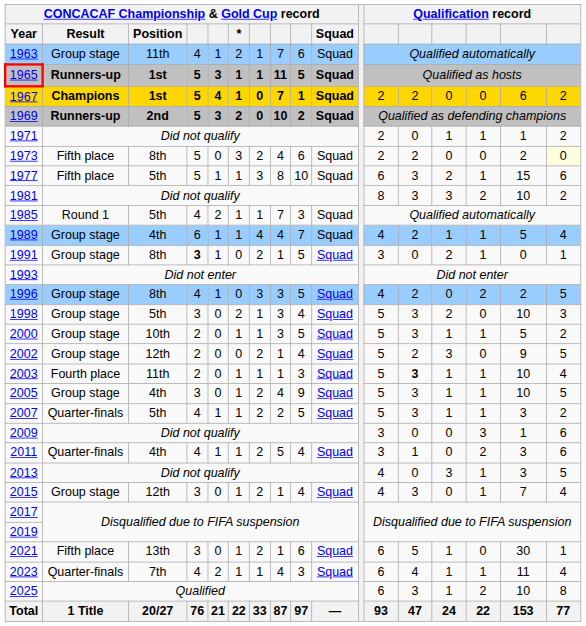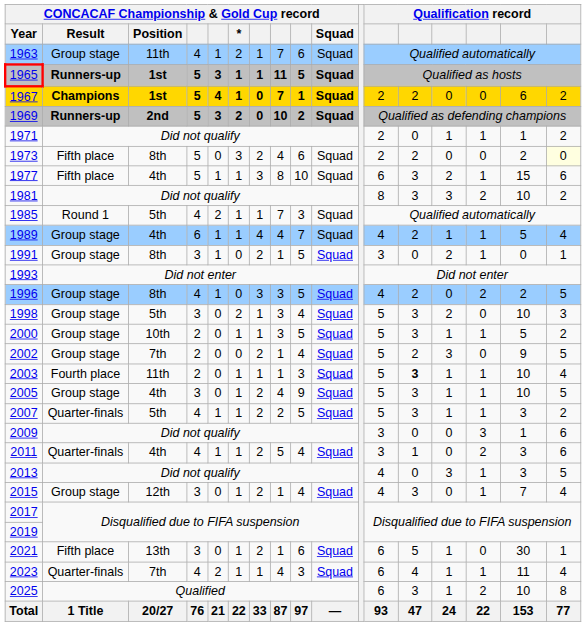(158, 175) 5th -> (158, 175) 4th
(197, 255) bold -> (197, 255) normal
(158, 353) 12th -> (158, 353) 7th
